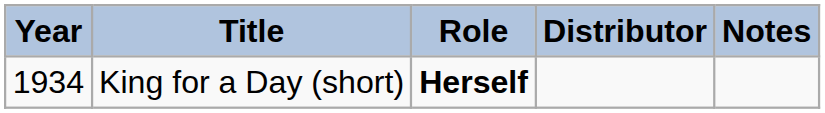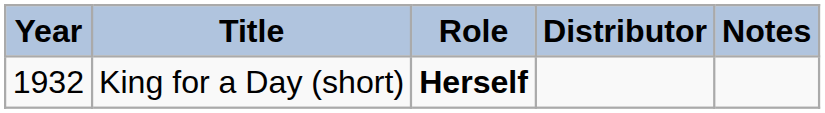(48, 82) 1934 -> (48, 82) 1932
